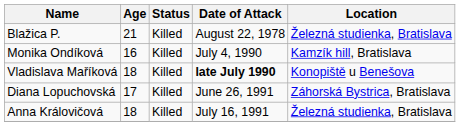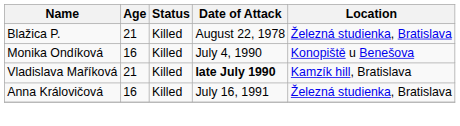(351, 53) Kamzík hill, Bratislava -> (353, 53) Konopiště u Benešova
(130, 72) 18 -> (130, 72) 21
(353, 72) Konopiště u Benešova -> (351, 72) Kamzík hill, Bratislava
- row: (61, 92)
(130, 111) 18 -> (130, 92) 16
